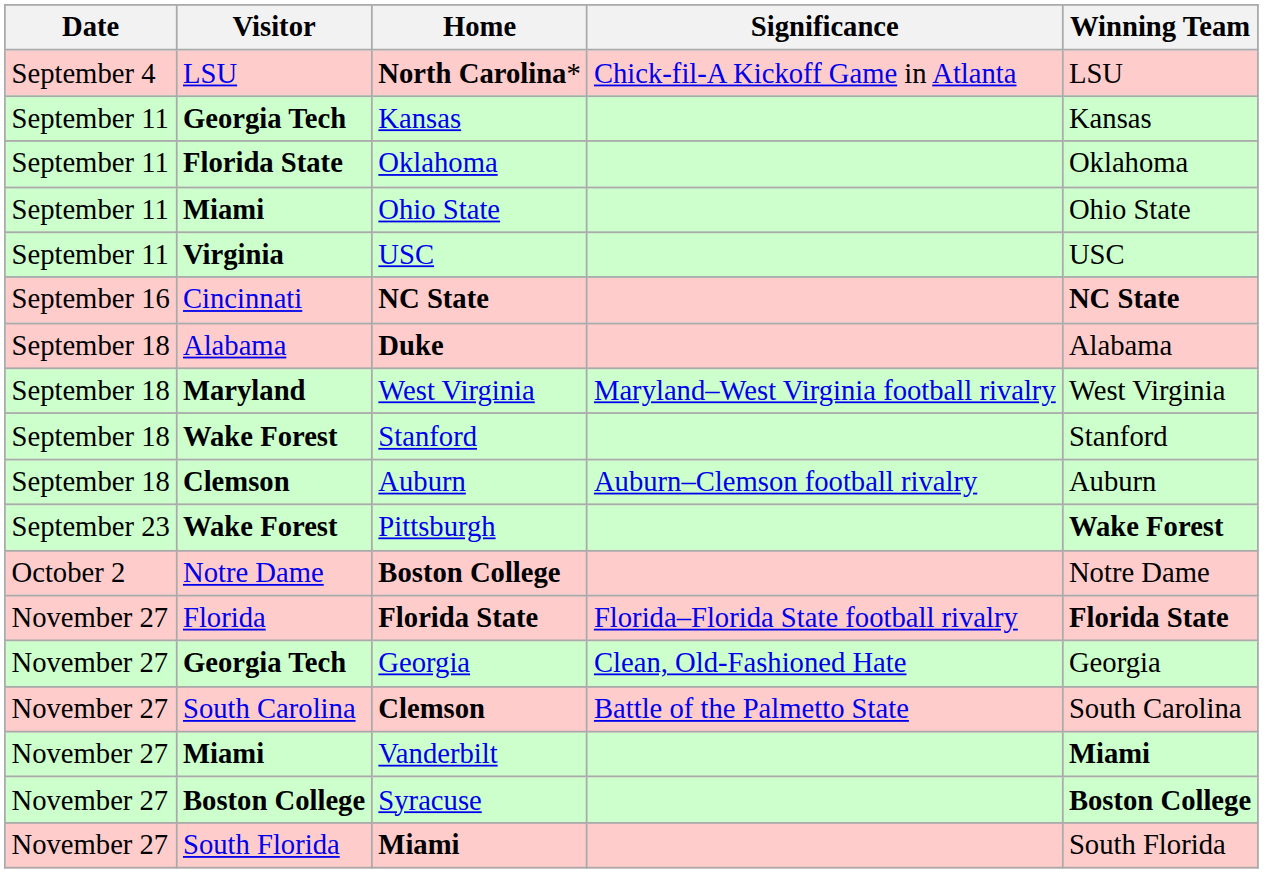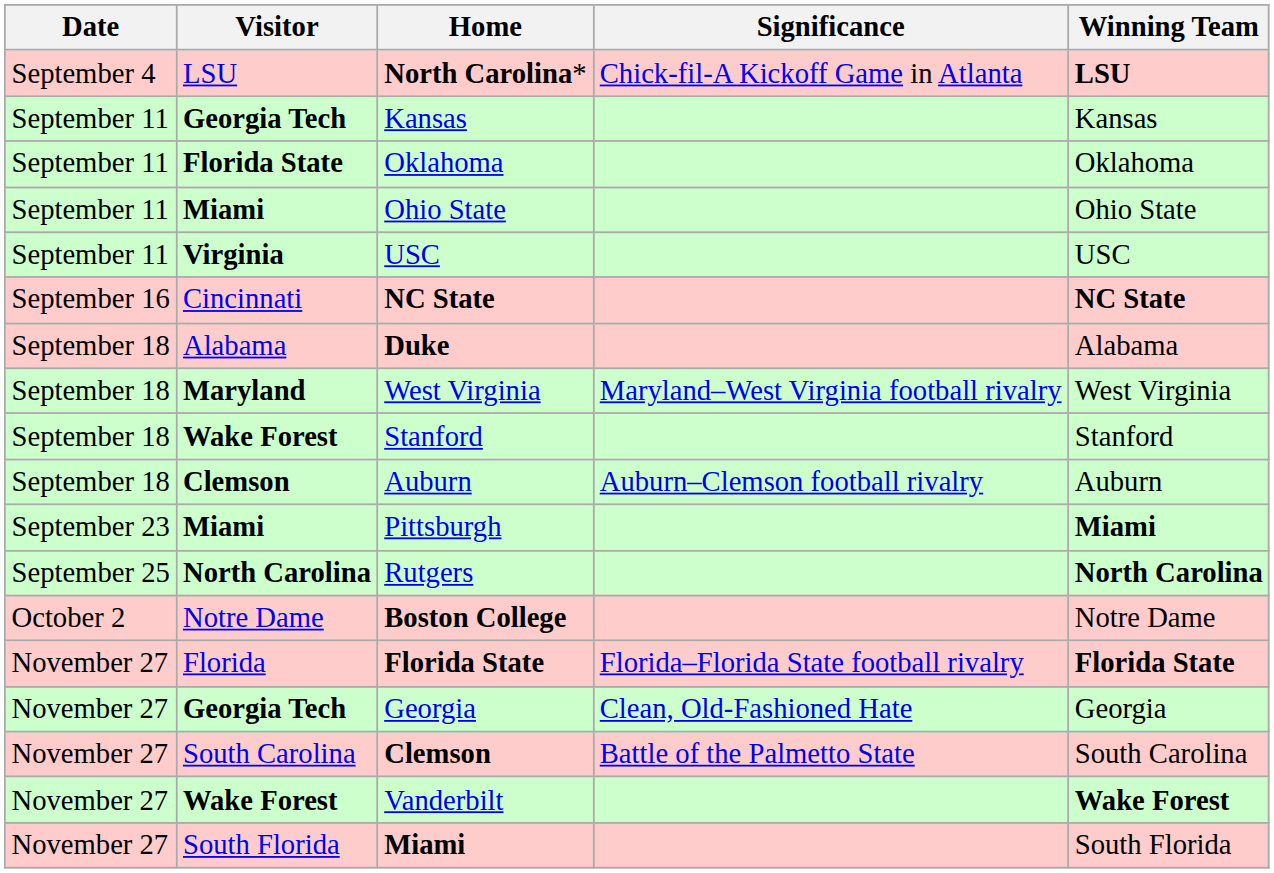(1096, 72) normal -> (1103, 72) bold
(260, 526) Wake Forest -> (224, 526) Miami
(1146, 526) Wake Forest -> (1115, 526) Miami
+ row: (429, 572)
(224, 753) Miami -> (260, 799) Wake Forest
(1110, 753) Miami -> (1152, 799) Wake Forest
- row: (430, 799)
